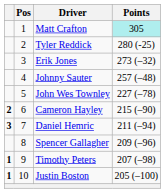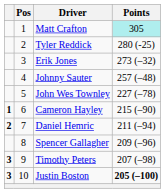(9, 110) 2 -> (9, 110) 1
(9, 126) 3 -> (9, 126) 2
(9, 159) 1 -> (9, 159) 3
(9, 175) 1 -> (9, 175) 3
(136, 175) normal -> (136, 175) bold
